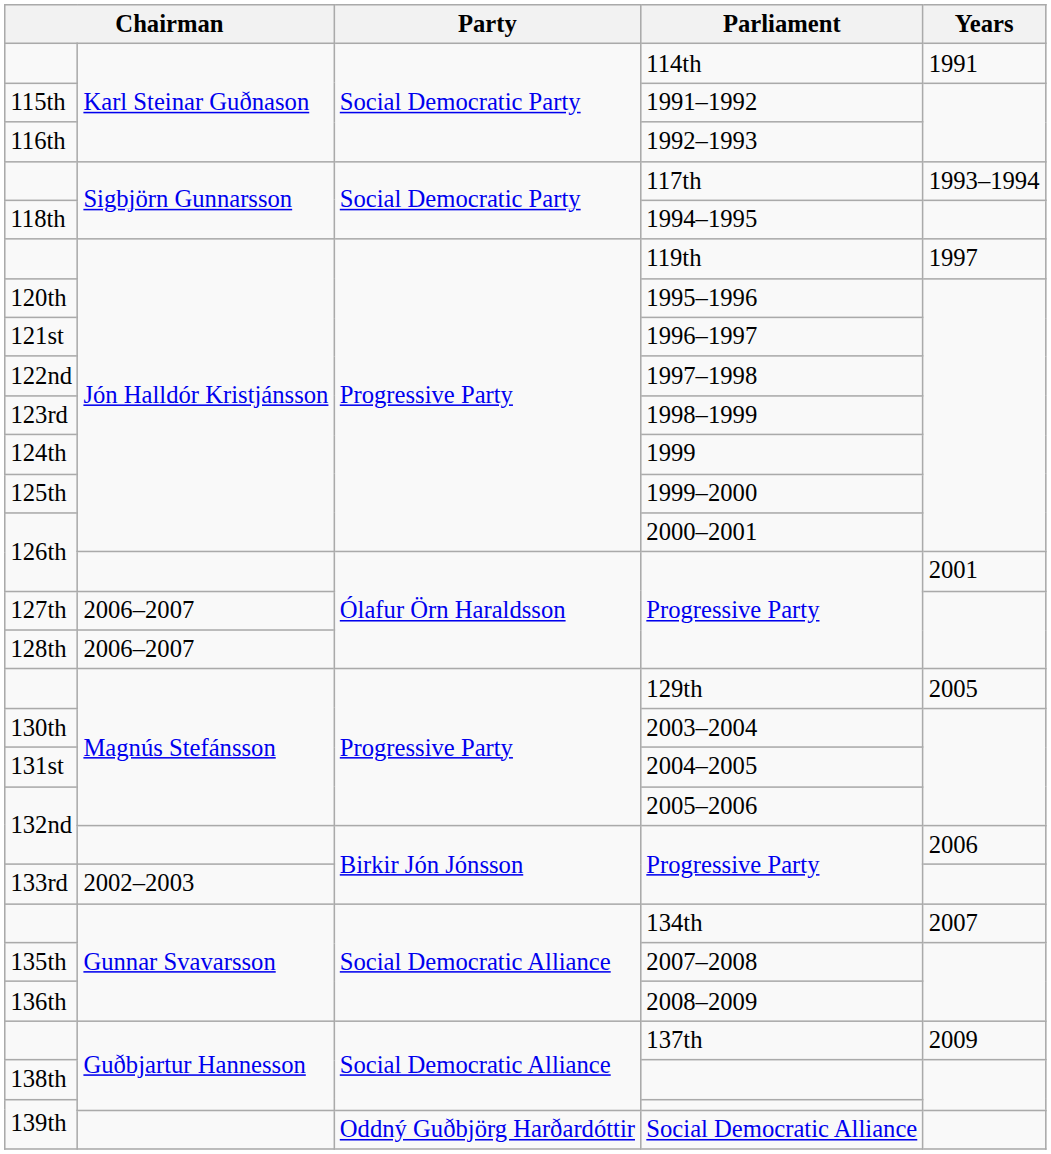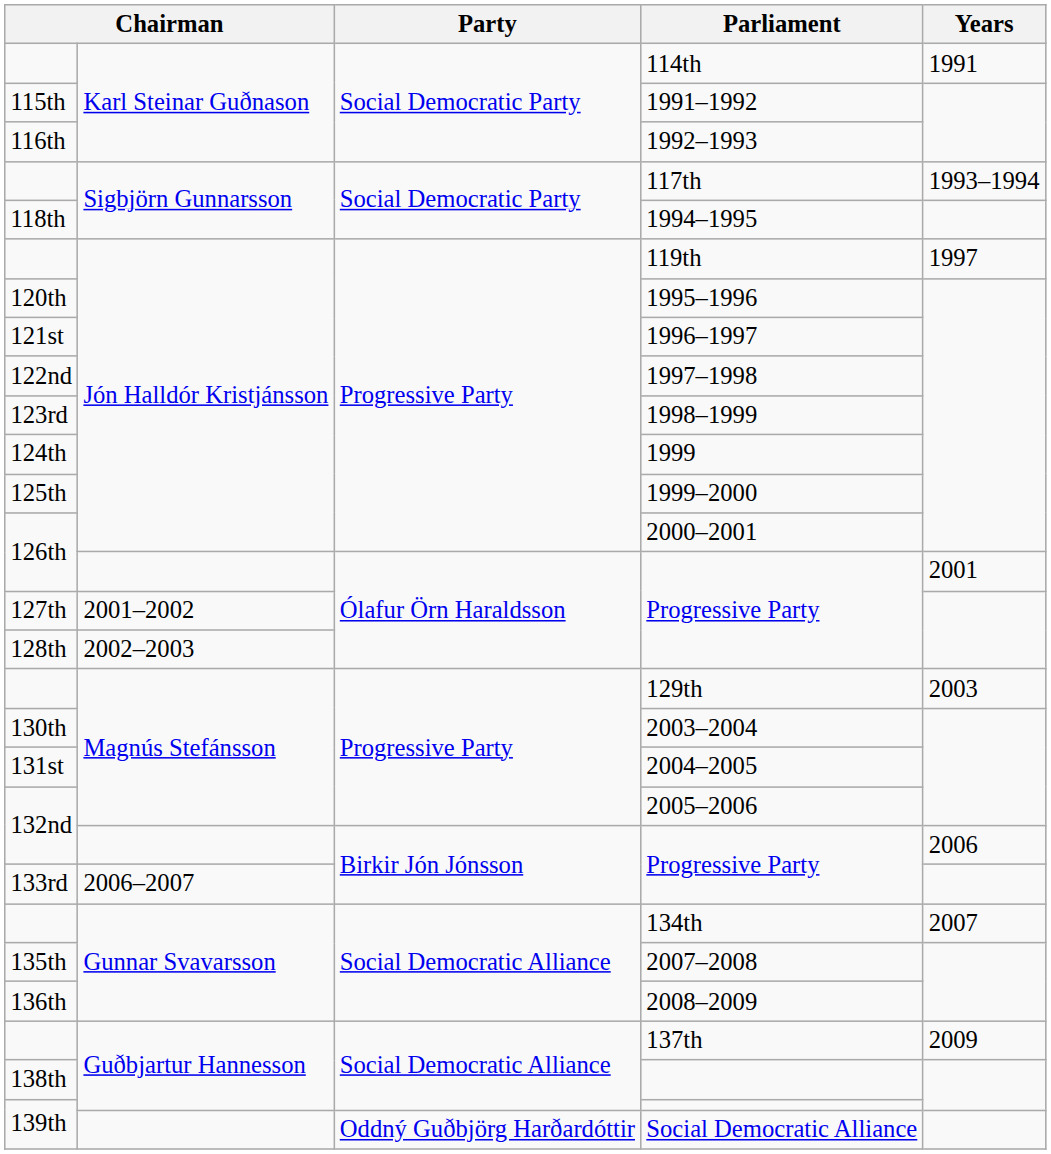(139, 610) 2006–2007 -> (139, 610) 2001–2002
(139, 649) 2006–2007 -> (139, 649) 2002–2003
(953, 688) 2005 -> (953, 688) 2003
(139, 883) 2002–2003 -> (139, 883) 2006–2007
